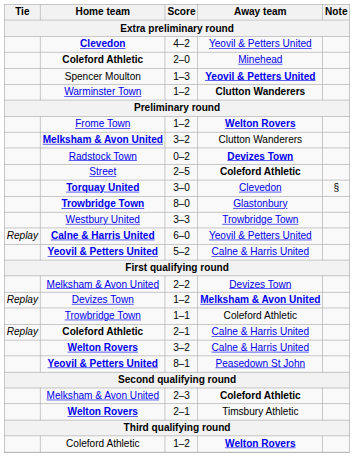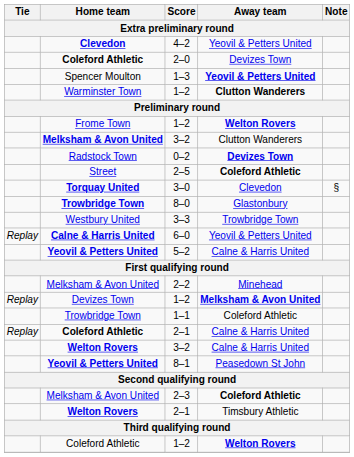(260, 60) Minehead -> (260, 60) Devizes Town
(260, 284) Devizes Town -> (260, 284) Minehead
